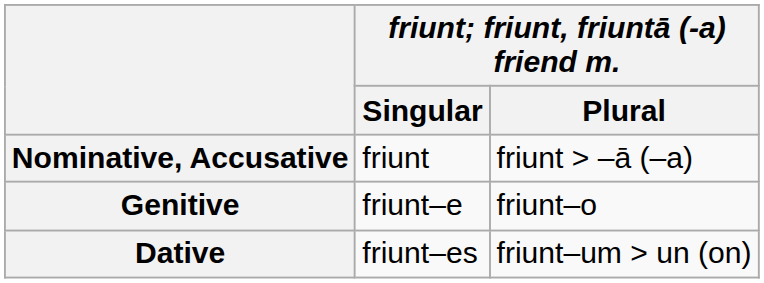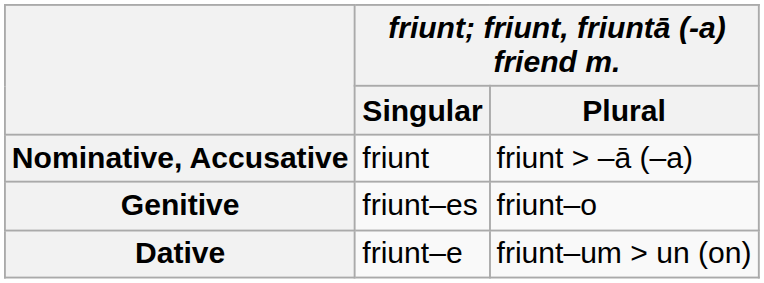(412, 205) friunt–e -> (420, 205) friunt–es
(420, 253) friunt–es -> (412, 253) friunt–e
